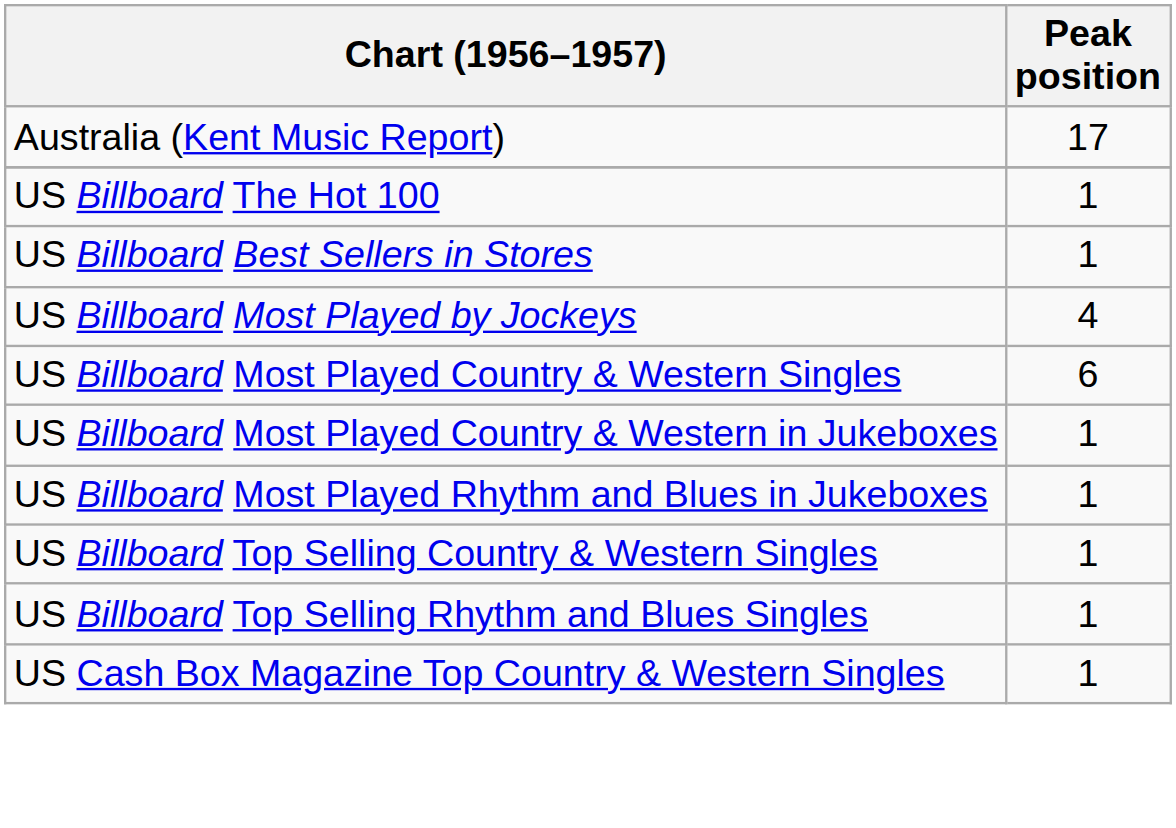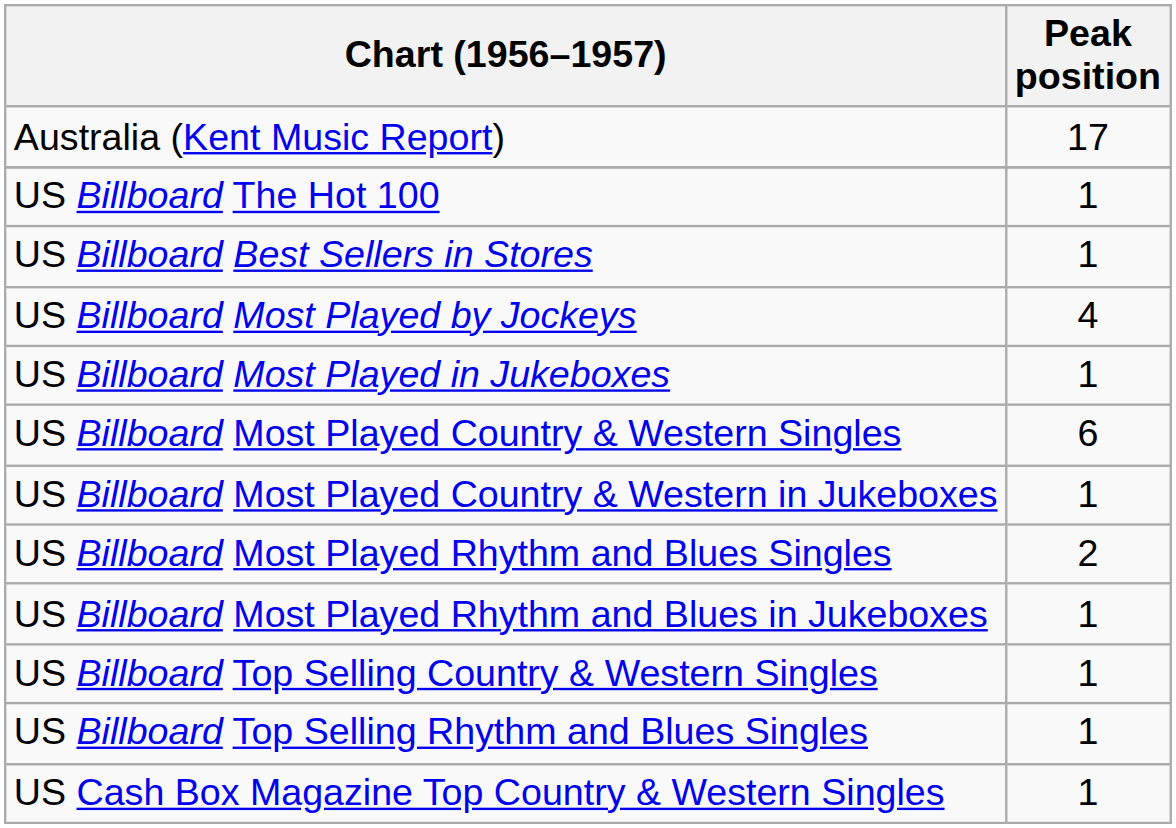+ row: (342, 374)
+ row: (453, 553)
